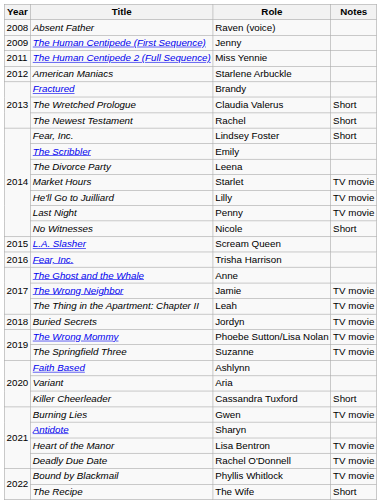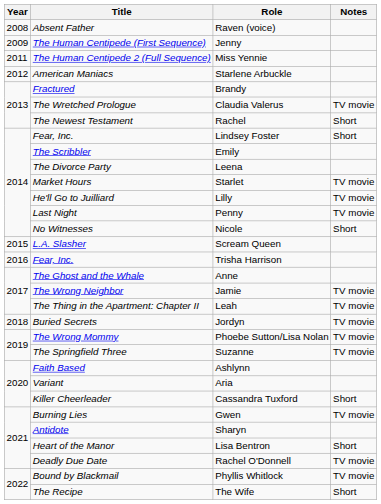(345, 105) Short -> (354, 105) TV movie
(354, 445) TV movie -> (345, 445) Short
